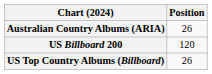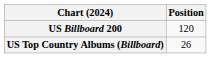- row: (86, 28)
